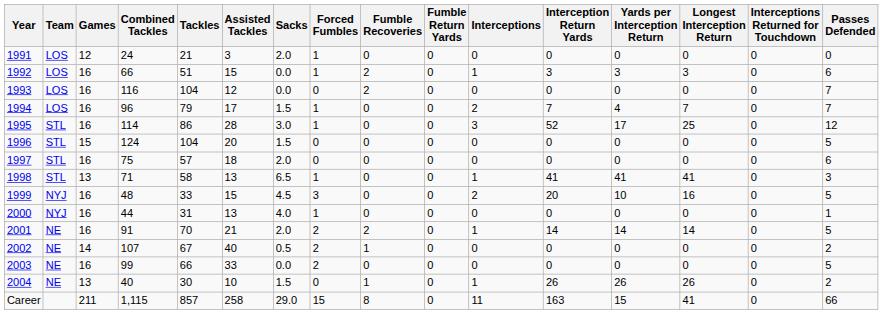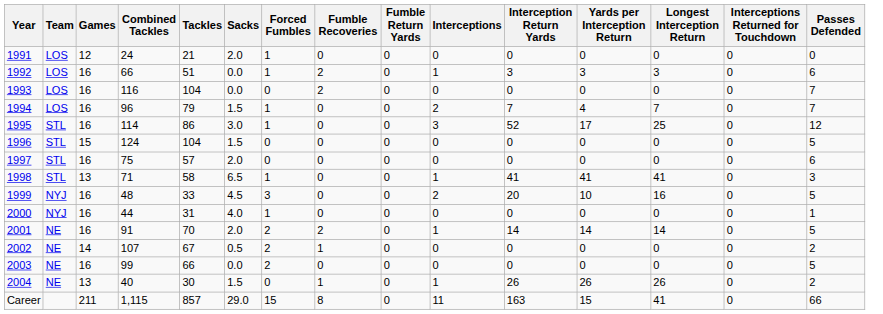- column: (248, 25)
